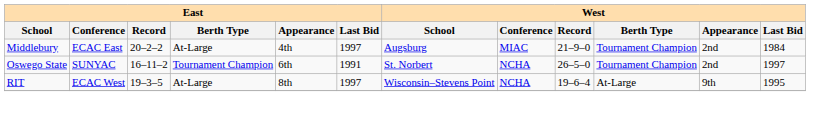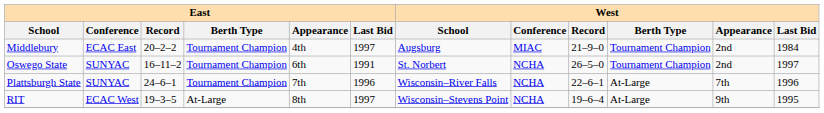(193, 47) At-Large -> (237, 47) Tournament Champion
+ row: (44, 82)
